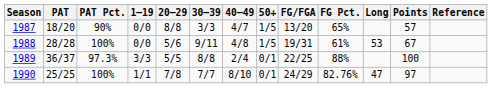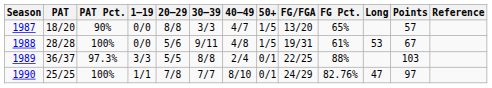(410, 59) 100 -> (410, 59) 103
